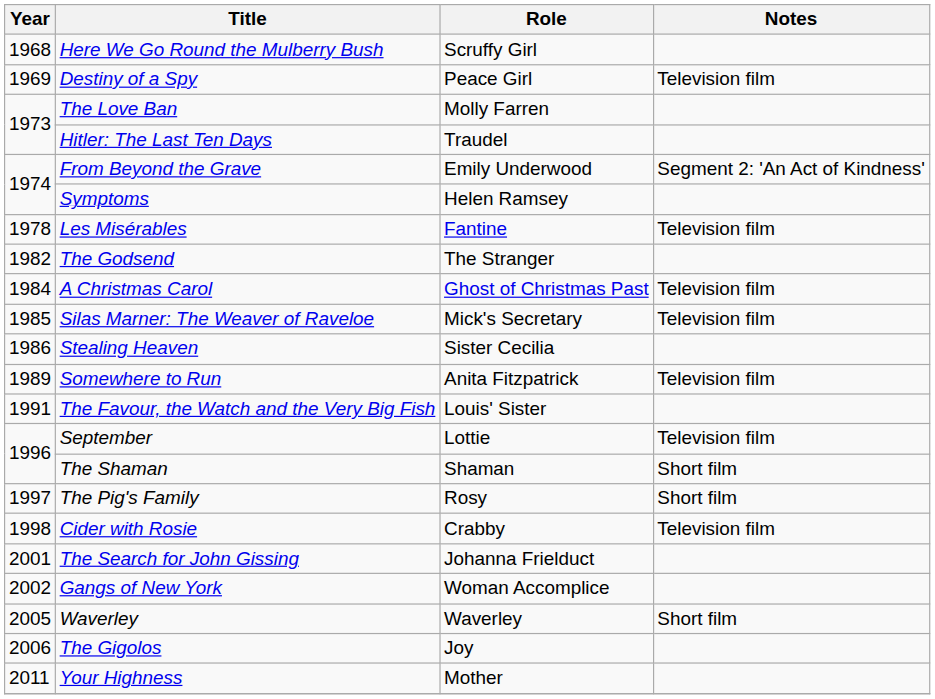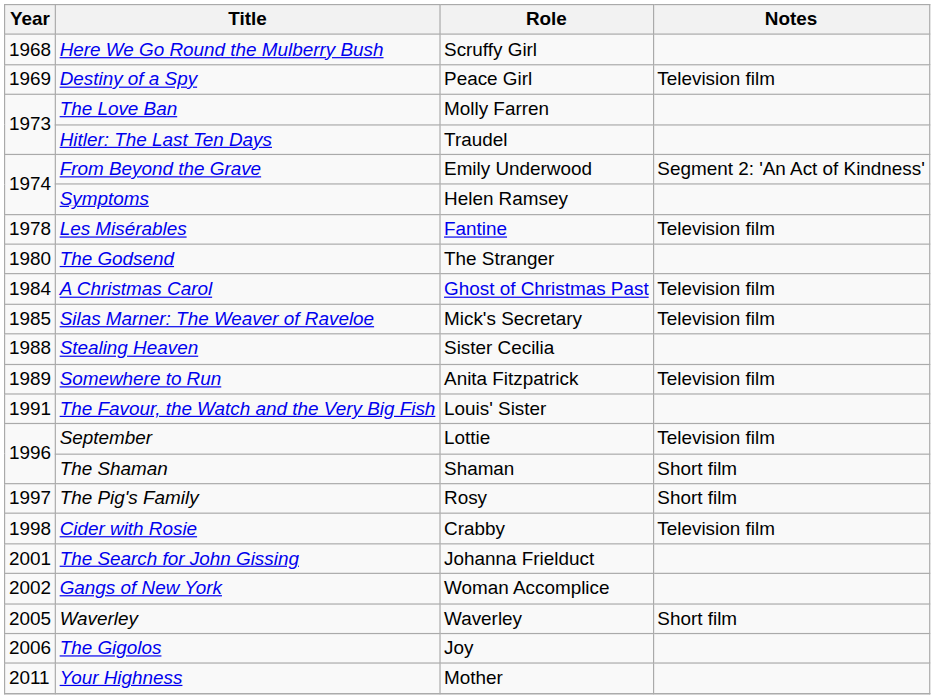(30, 259) 1982 -> (30, 259) 1980
(30, 348) 1986 -> (30, 348) 1988
